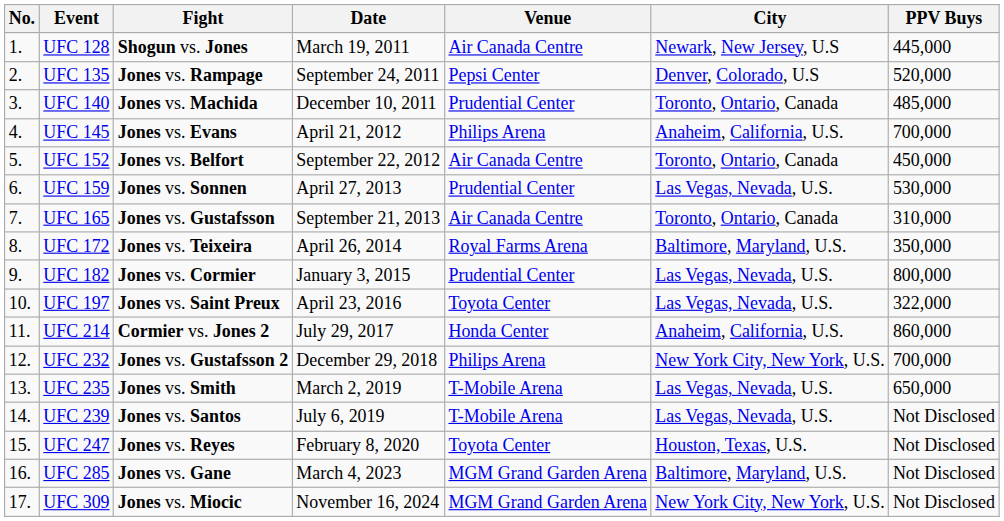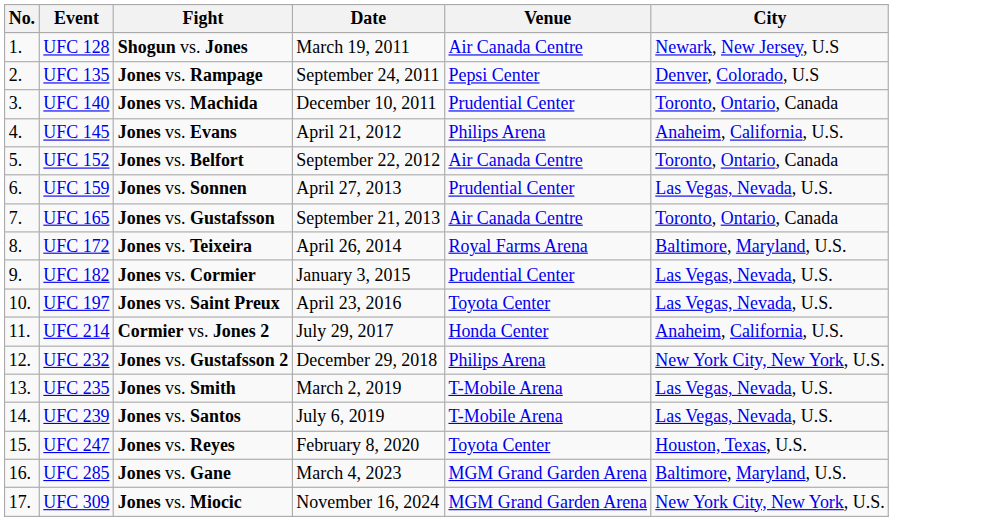- column: (944, 18)
